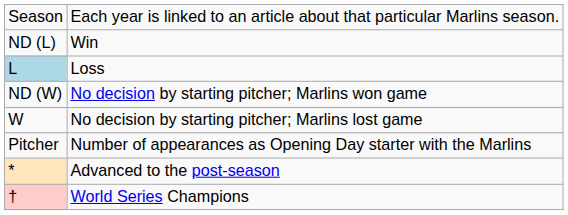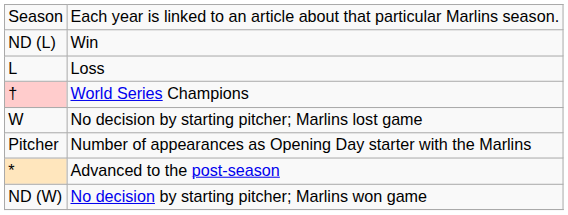(13, 68) lightblue background -> (13, 68) no background
rows swapped: (249, 94) <-> (160, 196)
